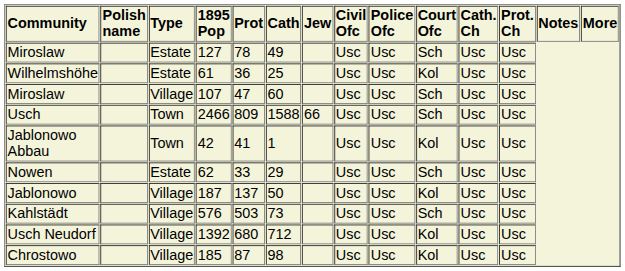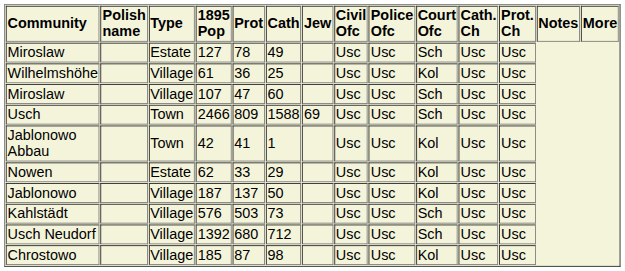(171, 73) Estate -> (172, 73) Village
(312, 114) 66 -> (312, 114) 69
(430, 172) Sch -> (428, 172) Kol
(428, 234) Kol -> (430, 234) Sch
